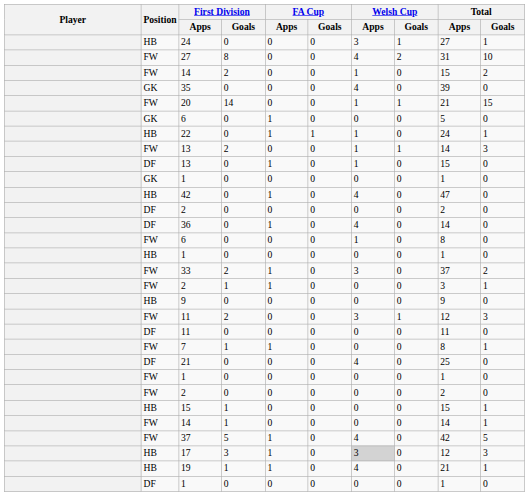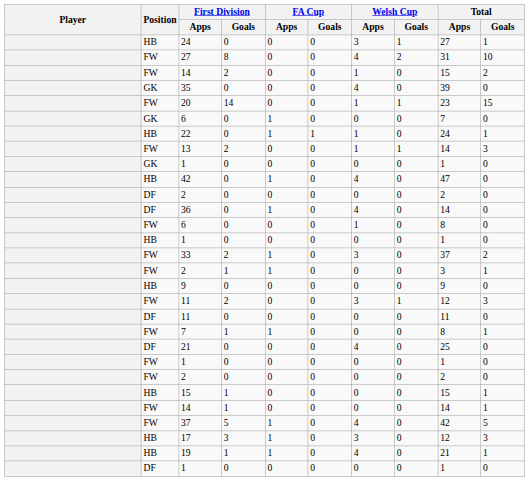(445, 103) 21 -> (445, 103) 23
(443, 118) 5 -> (443, 118) 7
- row: (150, 164)
(356, 453) lightgrey background -> (356, 438) no background
